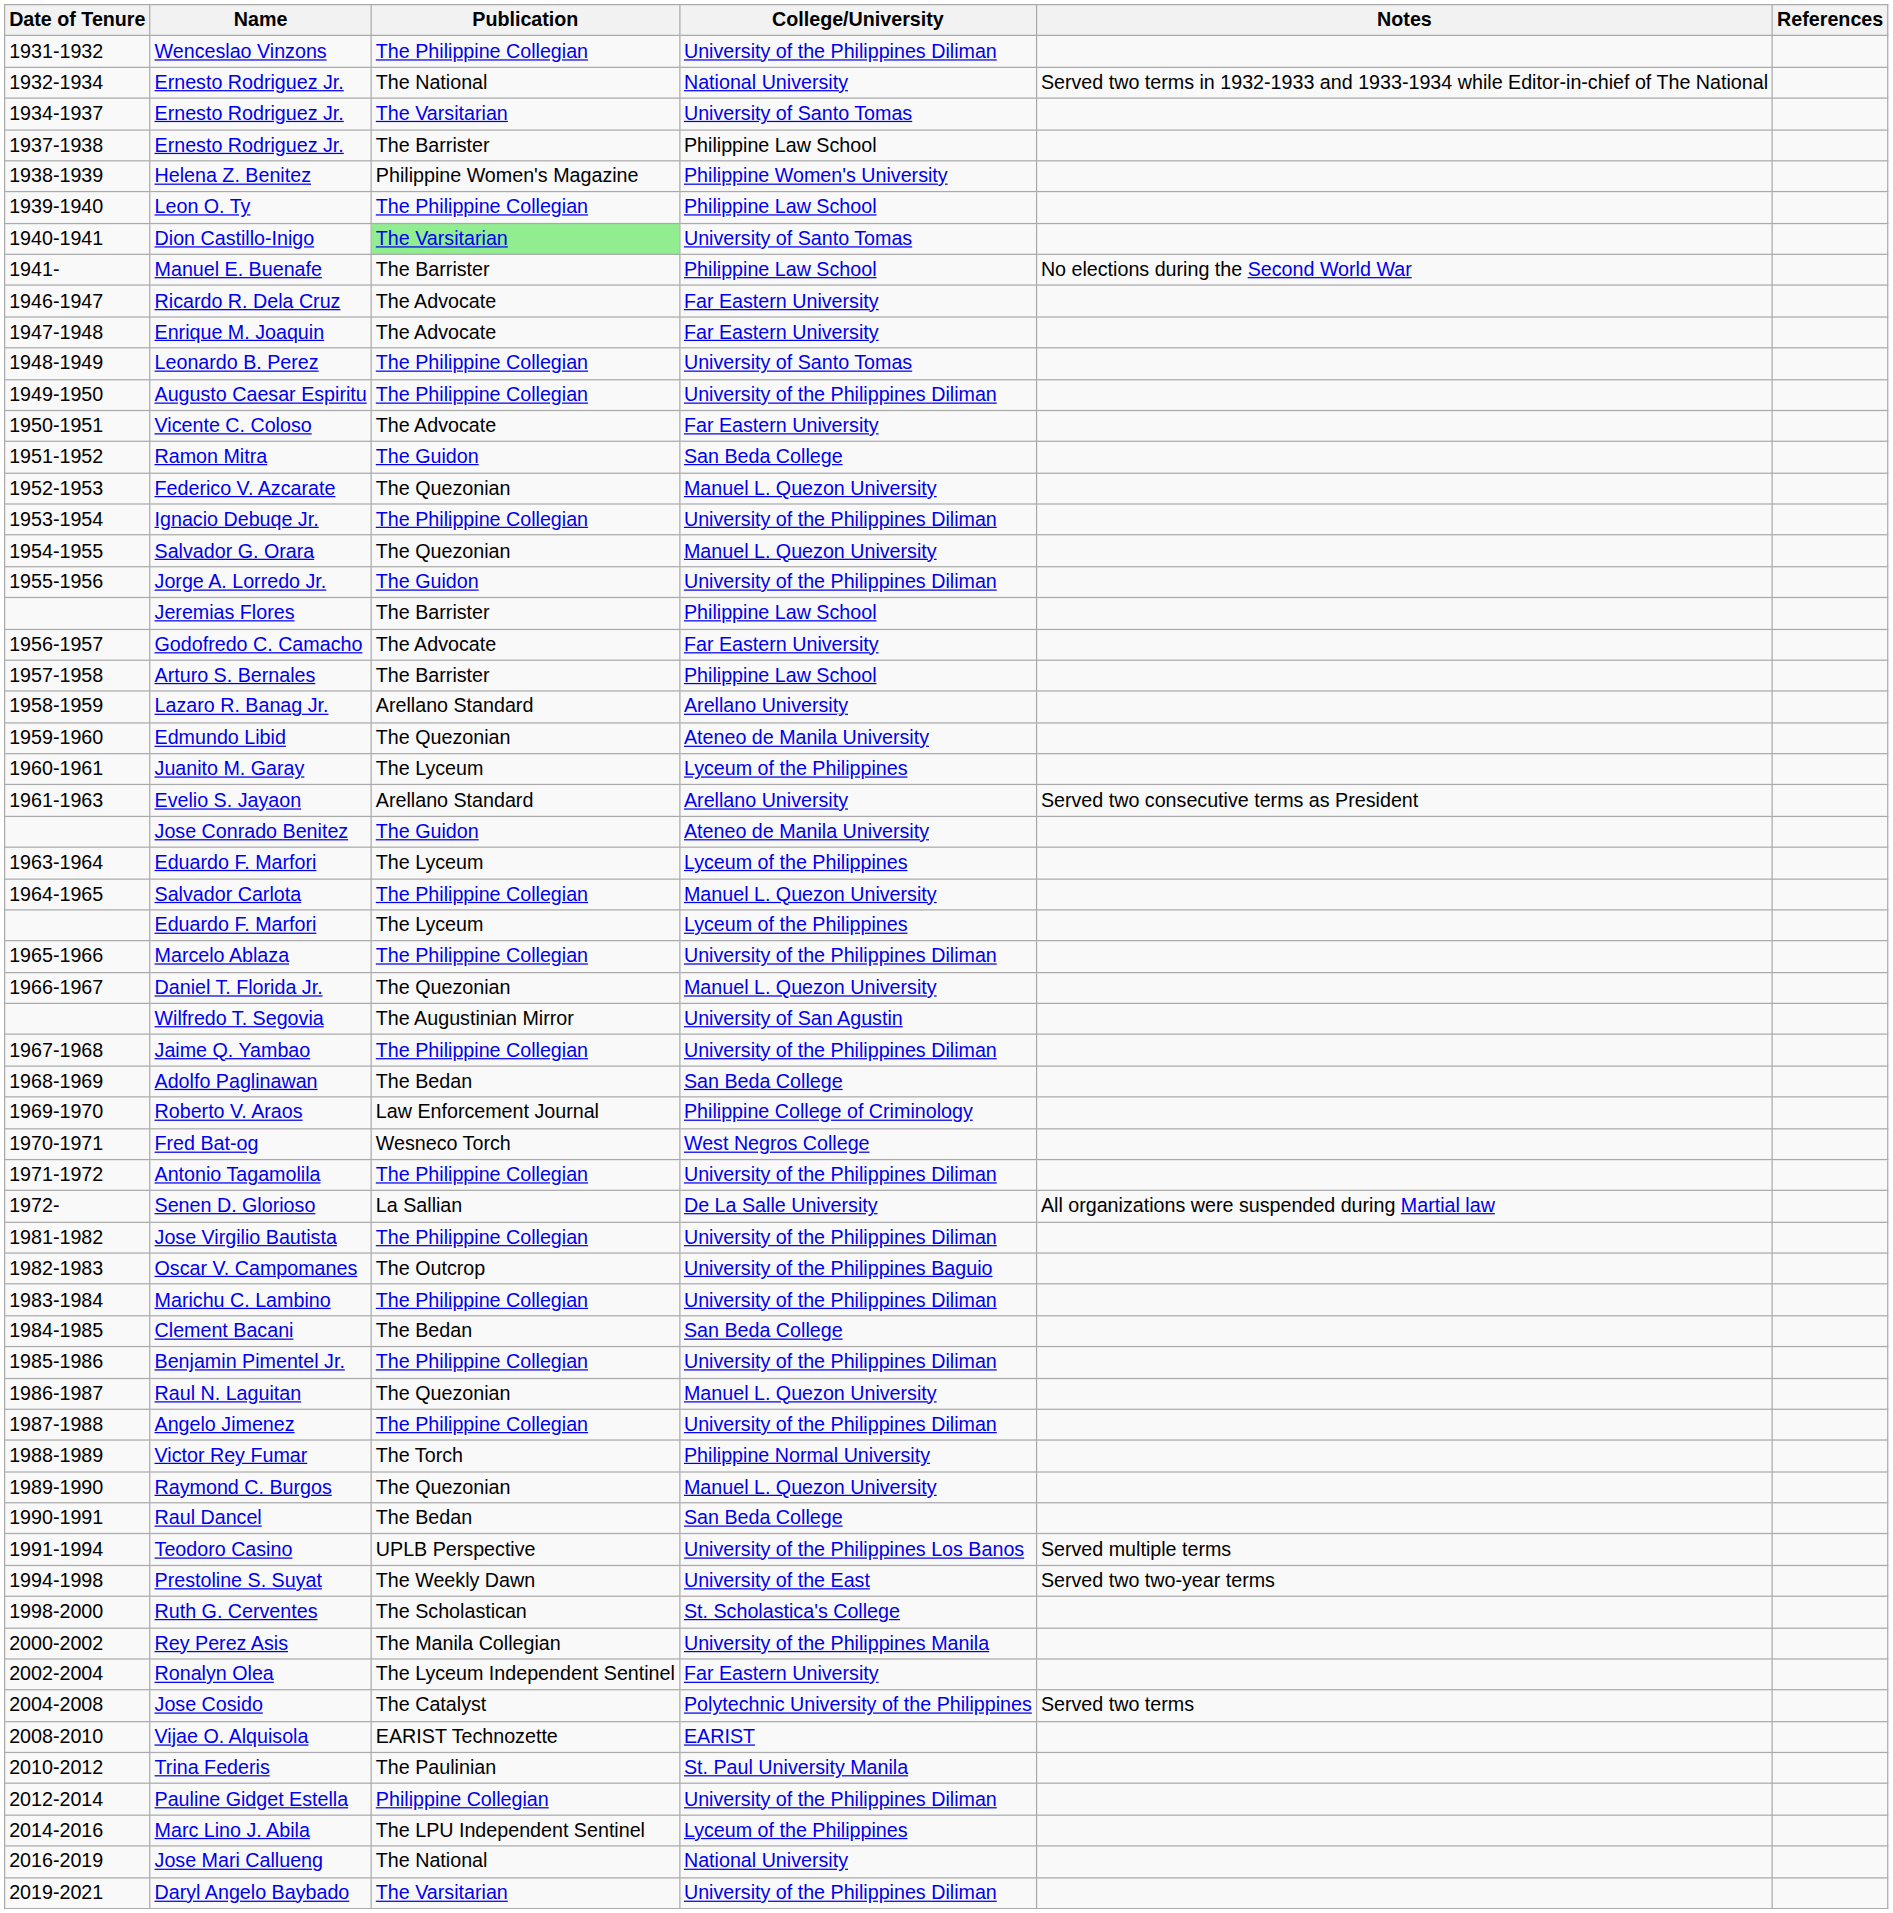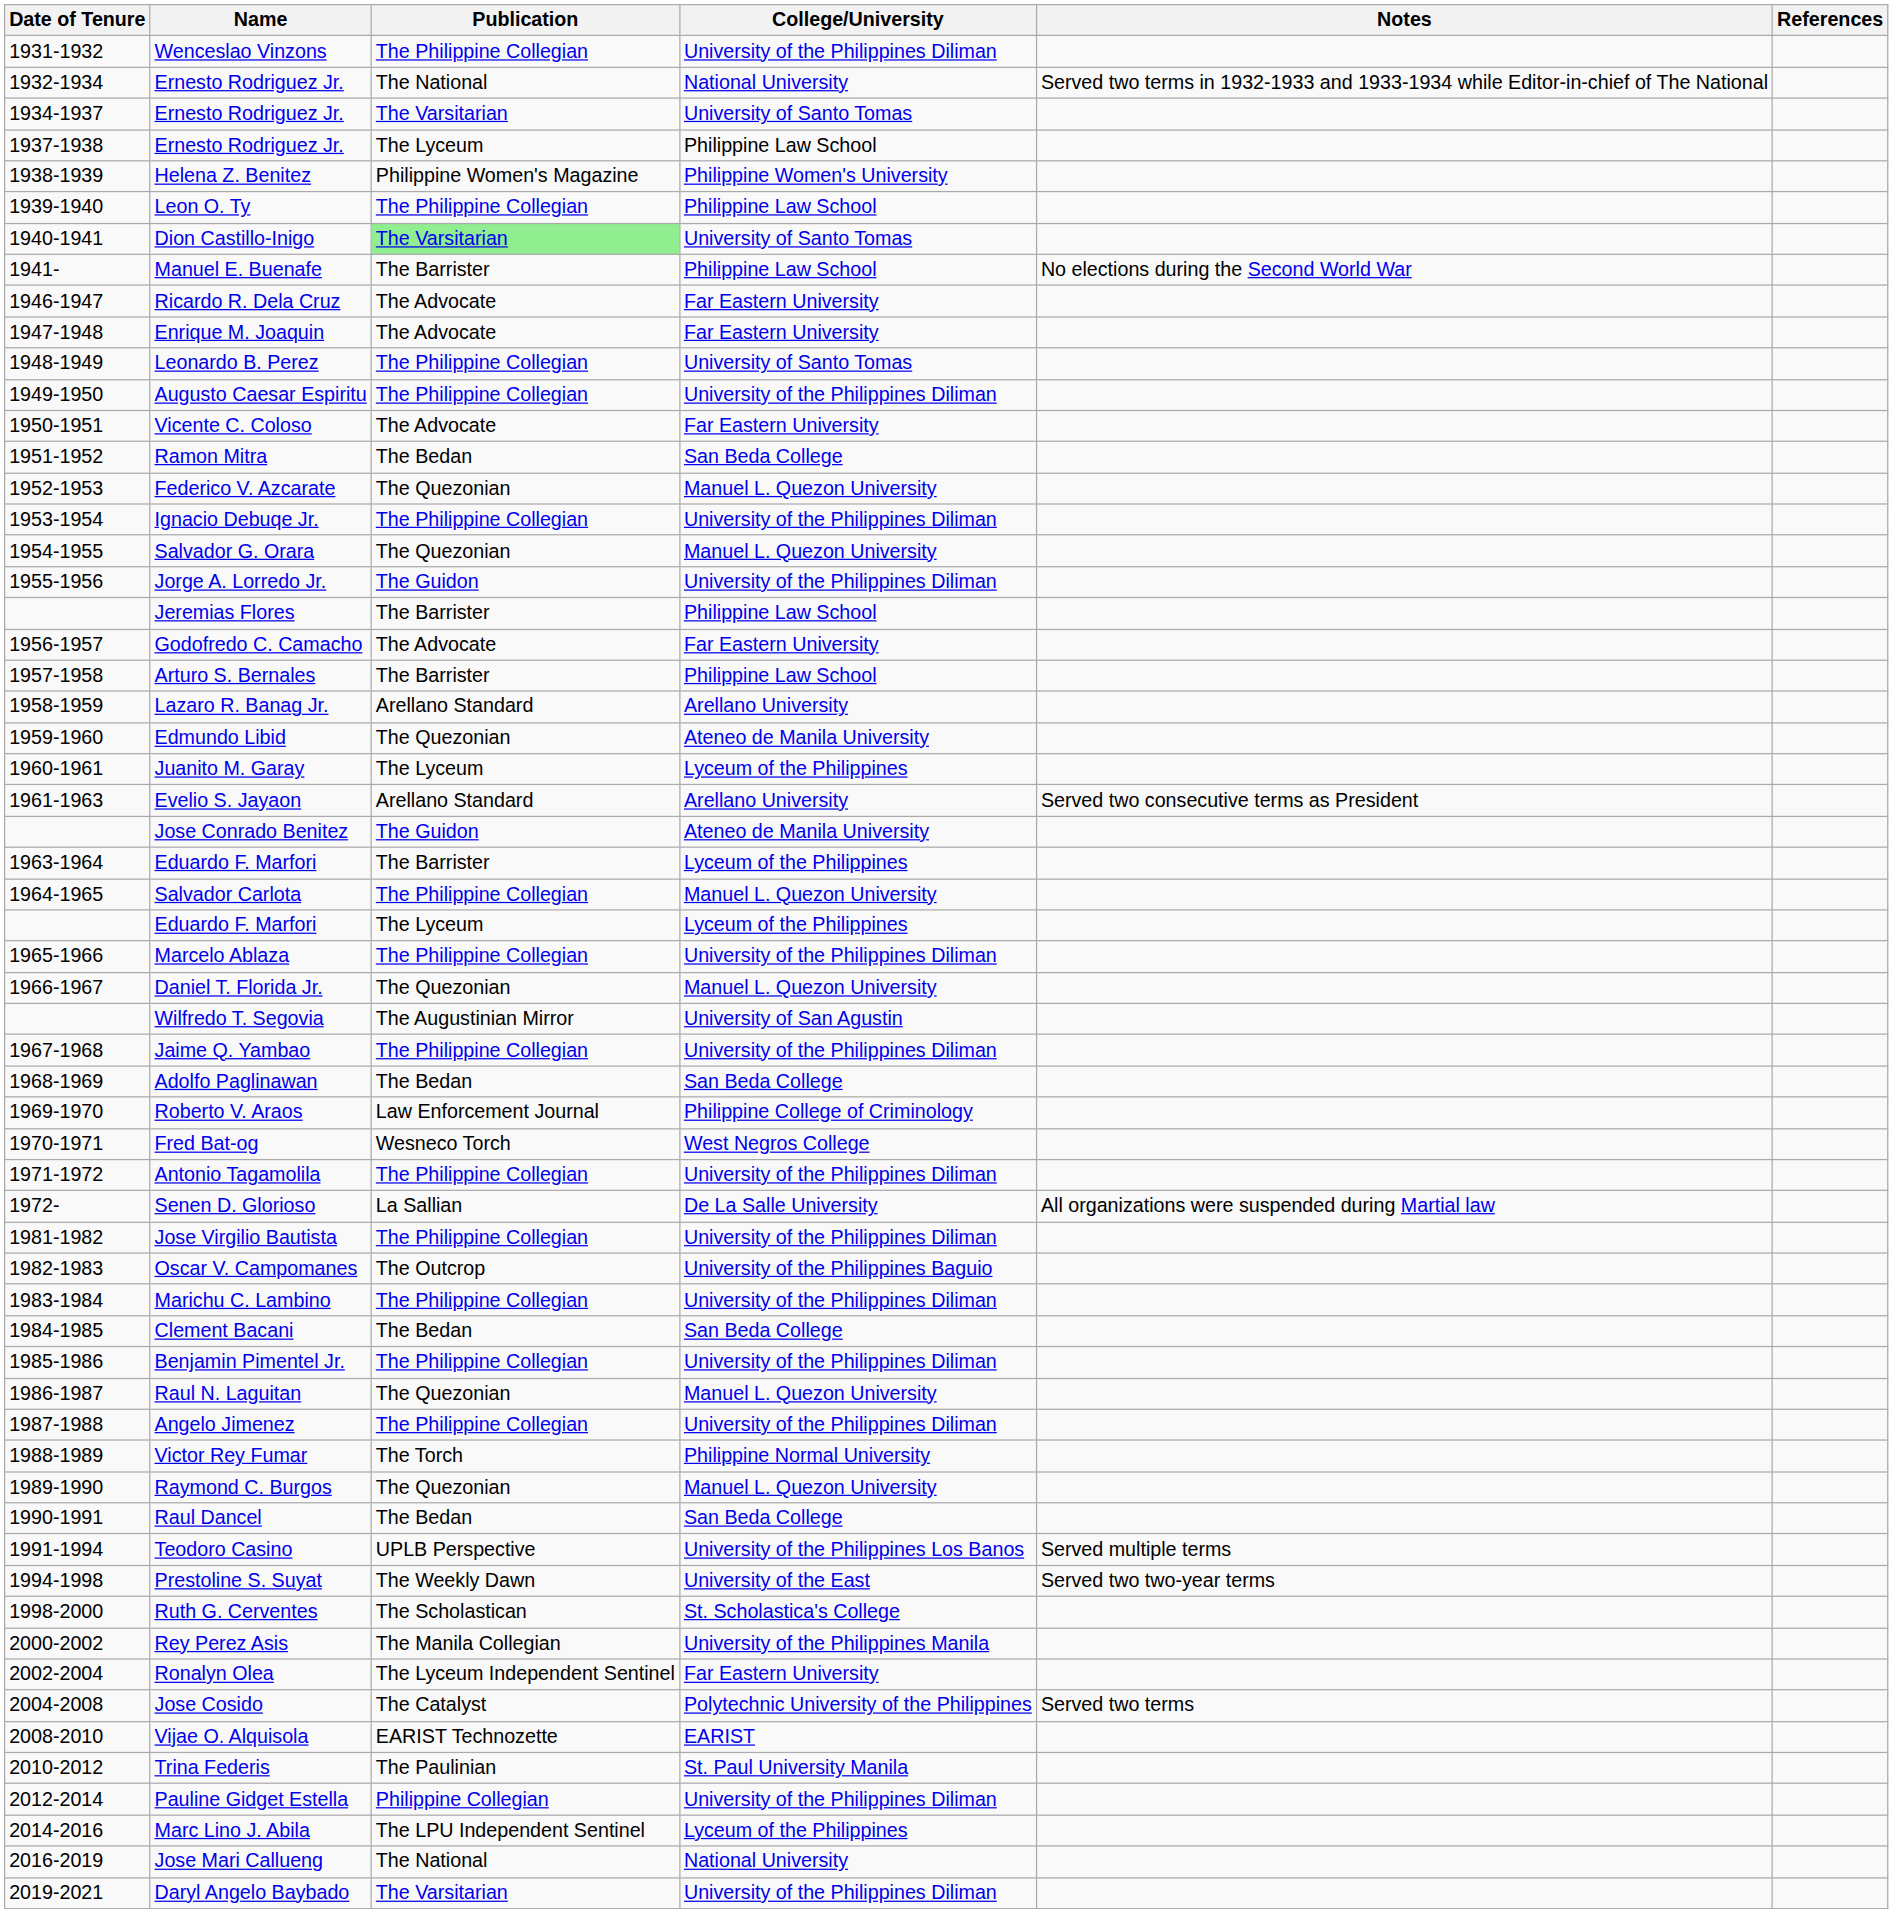(433, 144) The Barrister -> (430, 144) The Lyceum
(427, 457) The Guidon -> (424, 457) The Bedan
(430, 862) The Lyceum -> (433, 862) The Barrister
